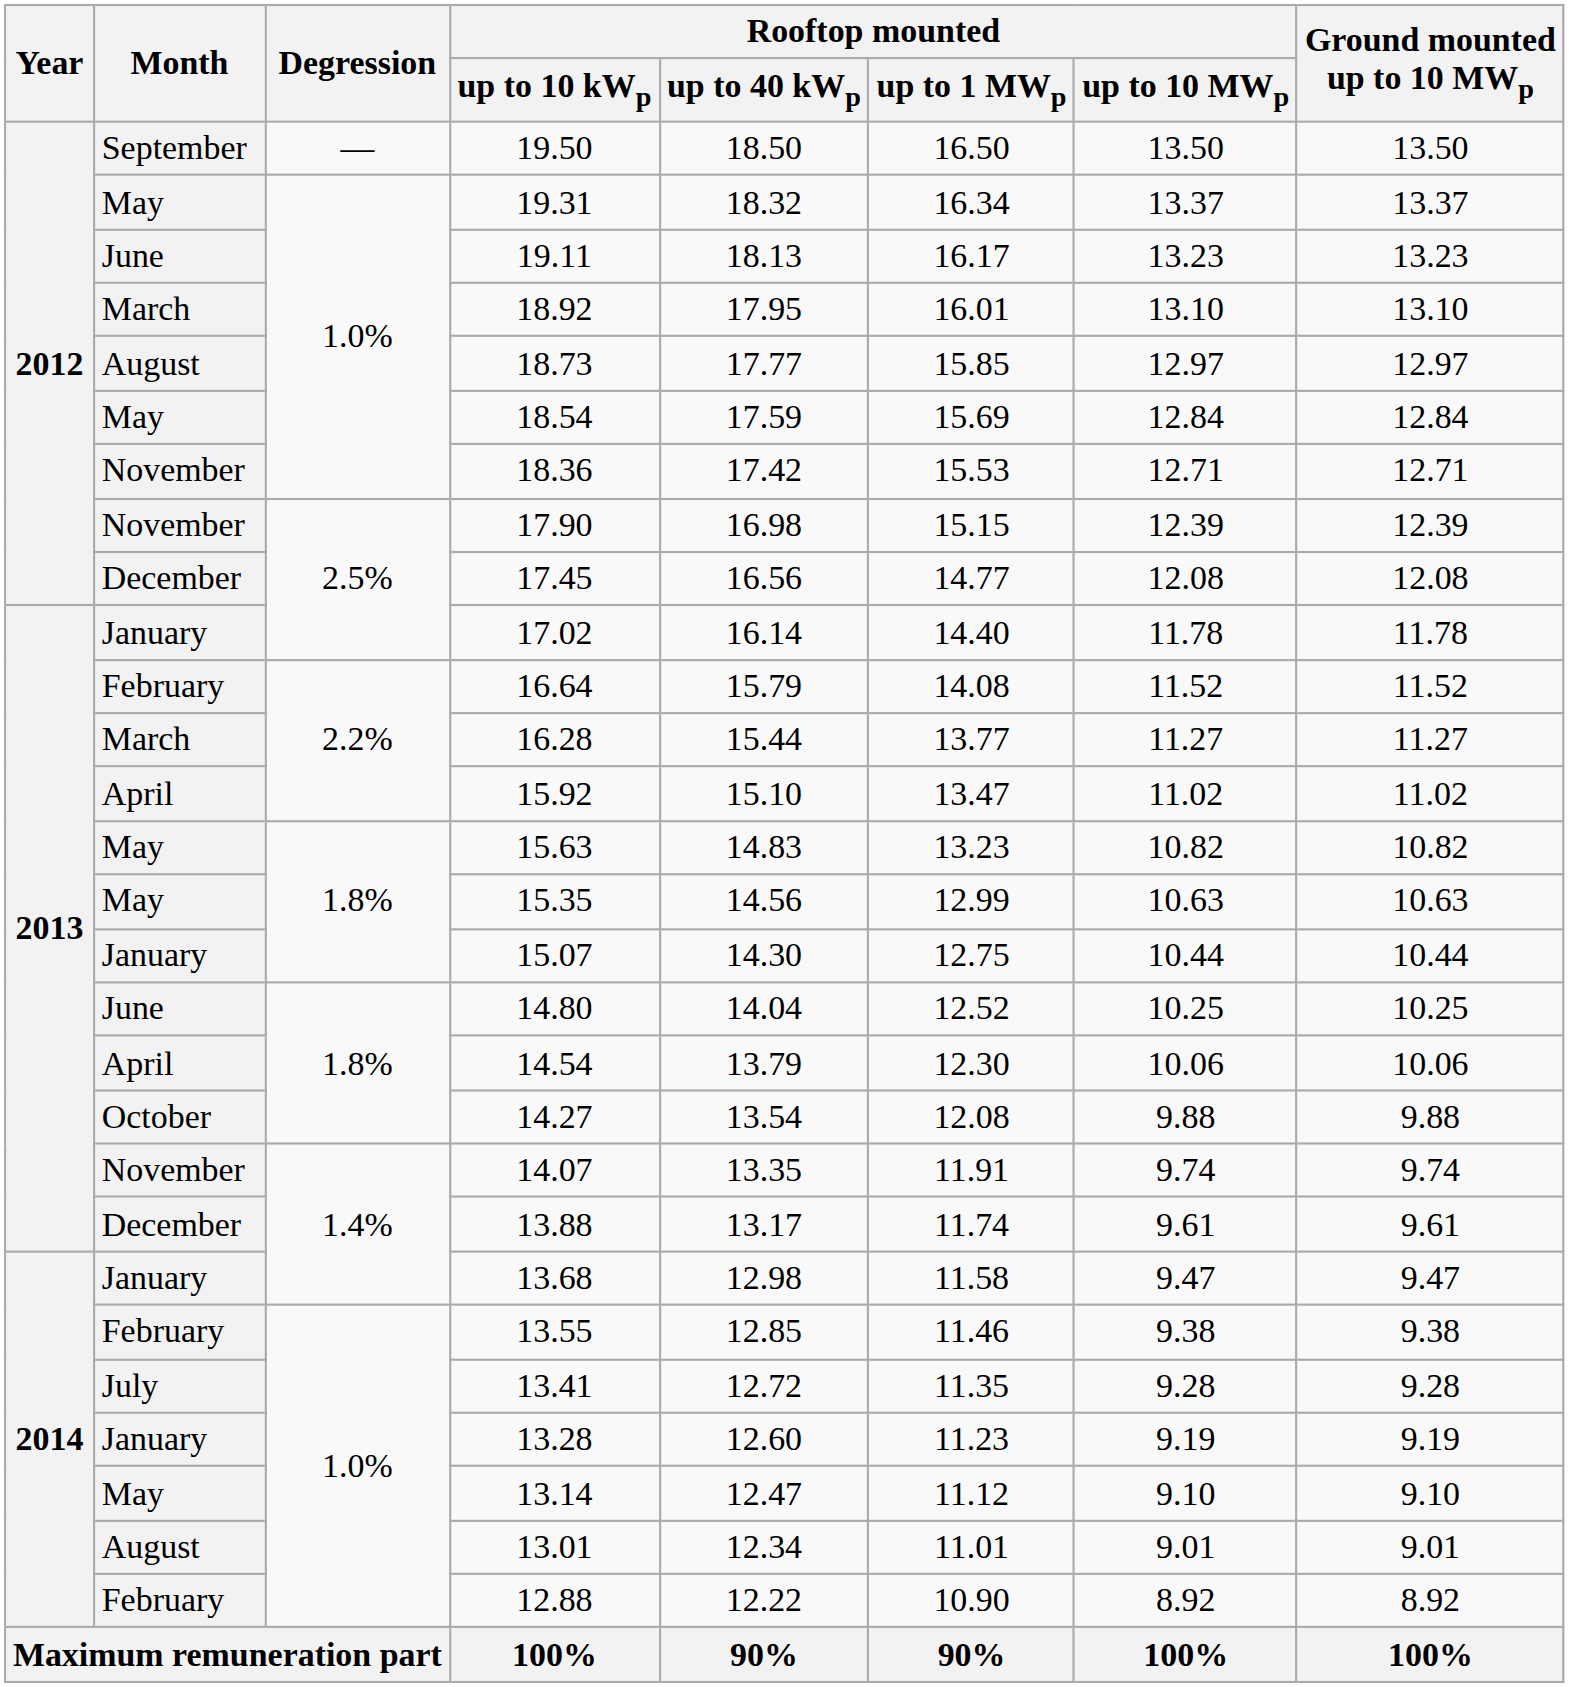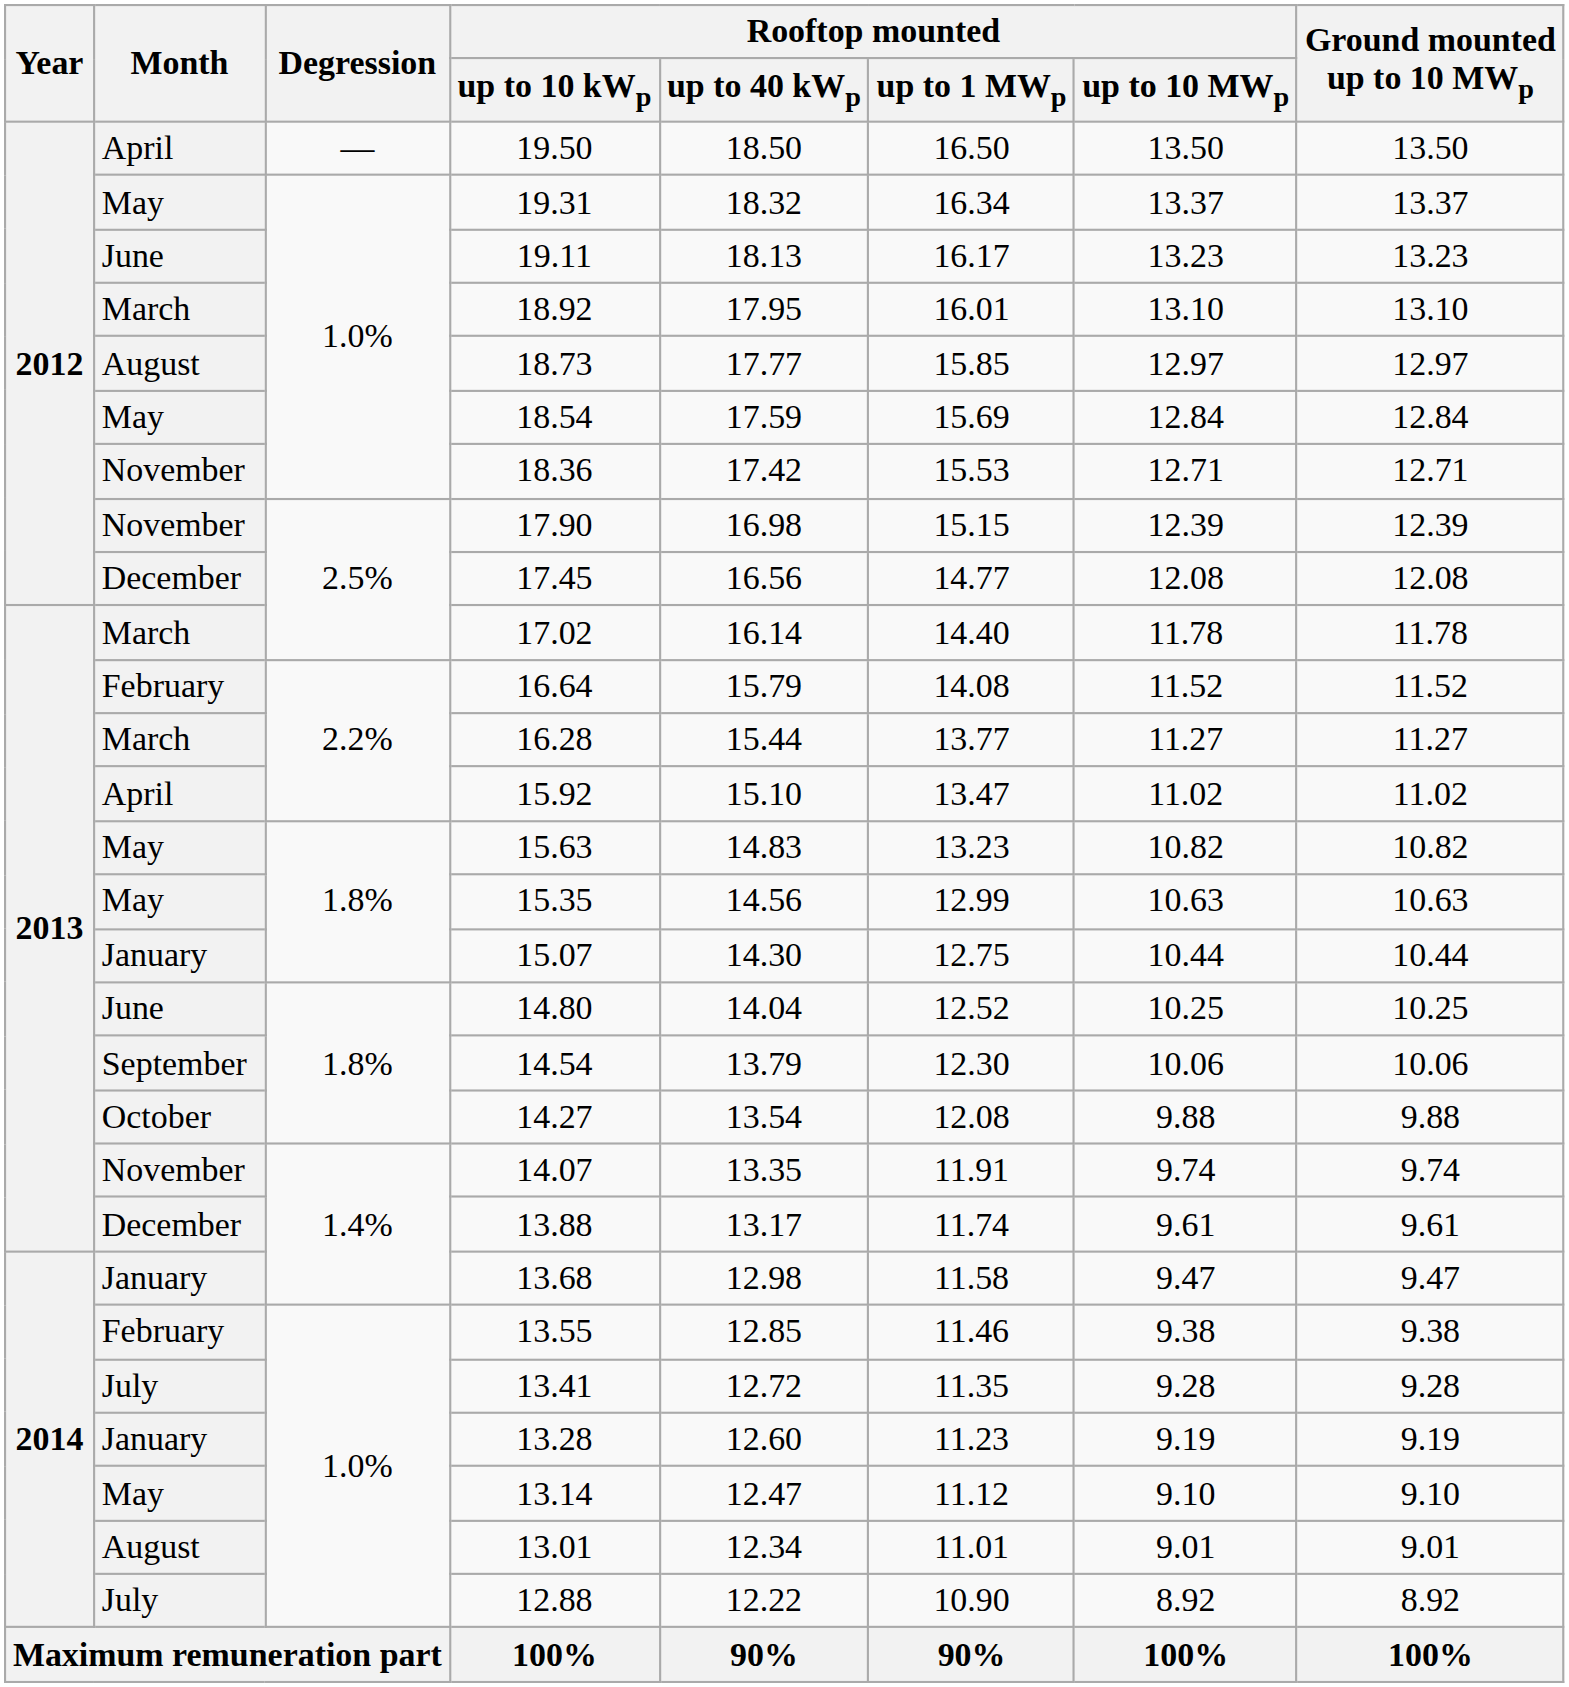(174, 147) September -> (138, 147) April
(155, 632) January -> (146, 632) March
(138, 1062) April -> (174, 1062) September
(163, 1600) February -> (130, 1600) July
